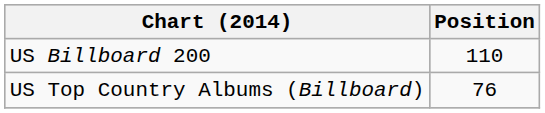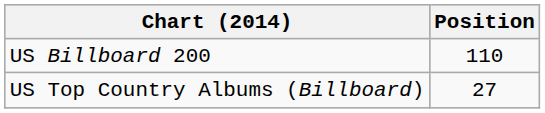(485, 90) 76 -> (485, 90) 27
